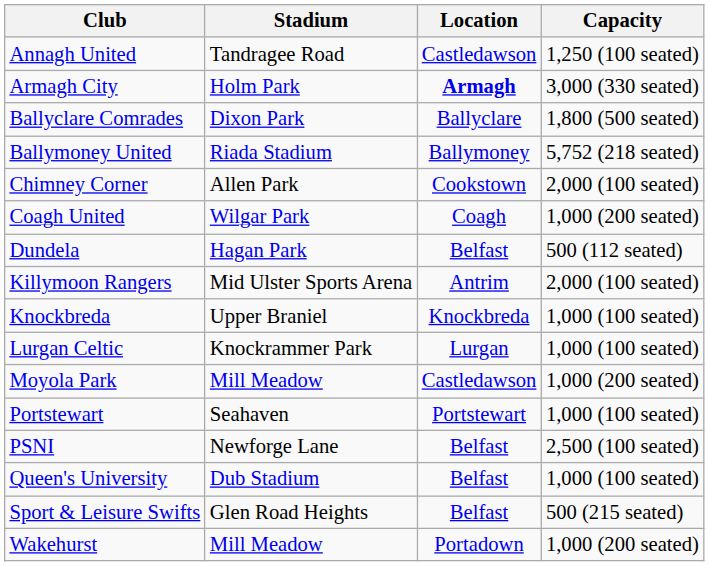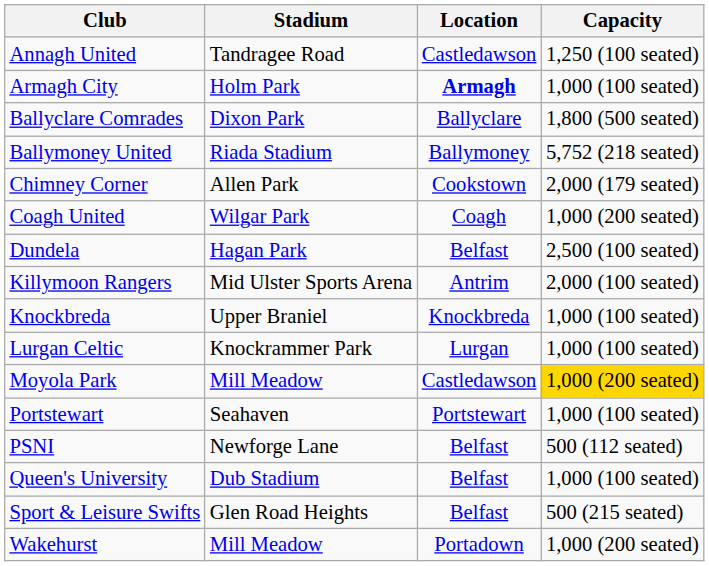(622, 86) 3,000 (330 seated) -> (622, 86) 1,000 (100 seated)
(622, 184) 2,000 (100 seated) -> (622, 184) 2,000 (179 seated)
(614, 250) 500 (112 seated) -> (622, 250) 2,500 (100 seated)
(622, 380) no background -> (622, 380) gold background
(622, 446) 2,500 (100 seated) -> (614, 446) 500 (112 seated)
